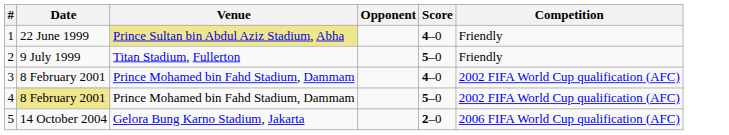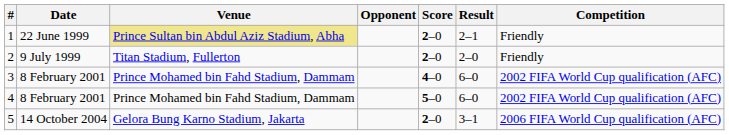+ column: (476, 14)
(432, 35) 4–0 -> (432, 35) 2–0
(432, 56) 5–0 -> (432, 56) 2–0
(63, 98) khaki background -> (63, 98) no background
